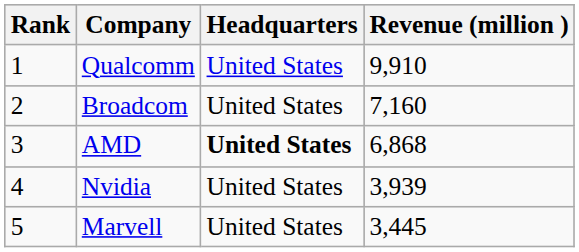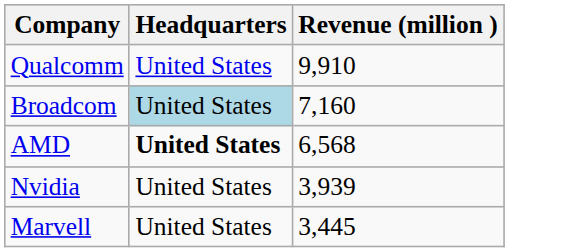- column: (40, 24)
(275, 105) no background -> (204, 105) lightblue background
(398, 145) 6,868 -> (327, 145) 6,568
